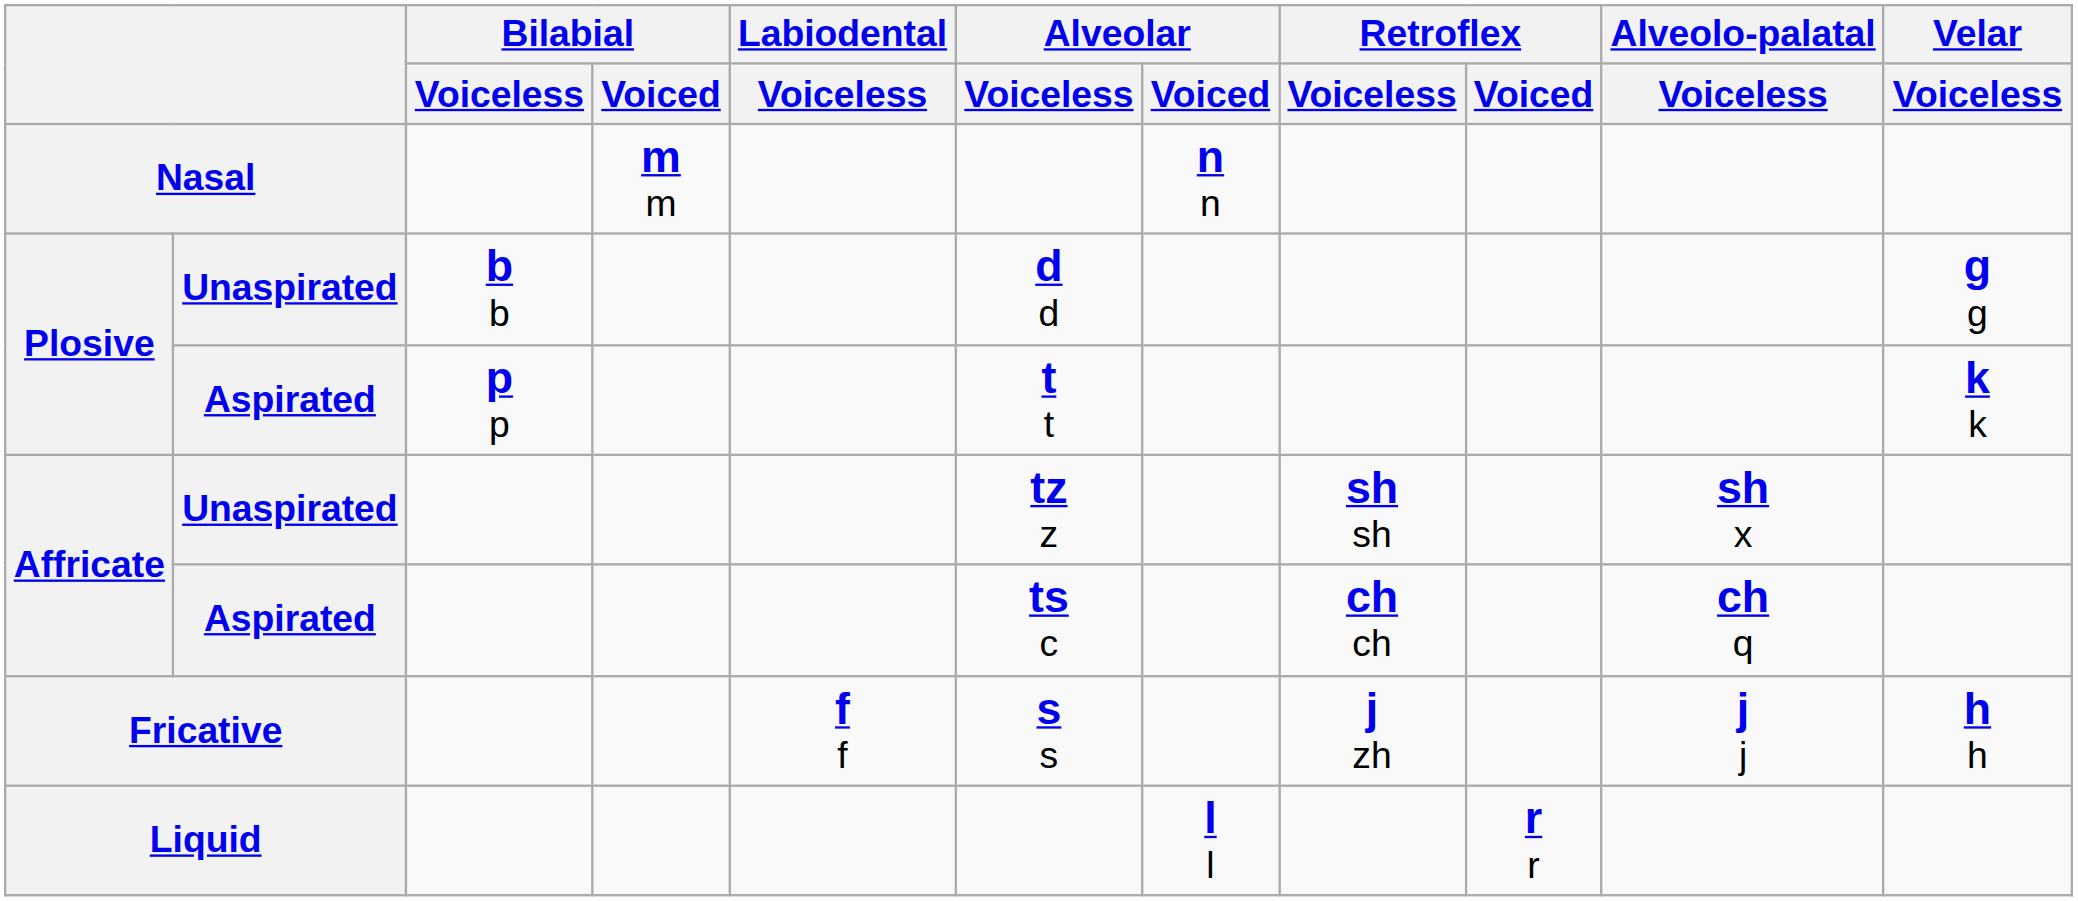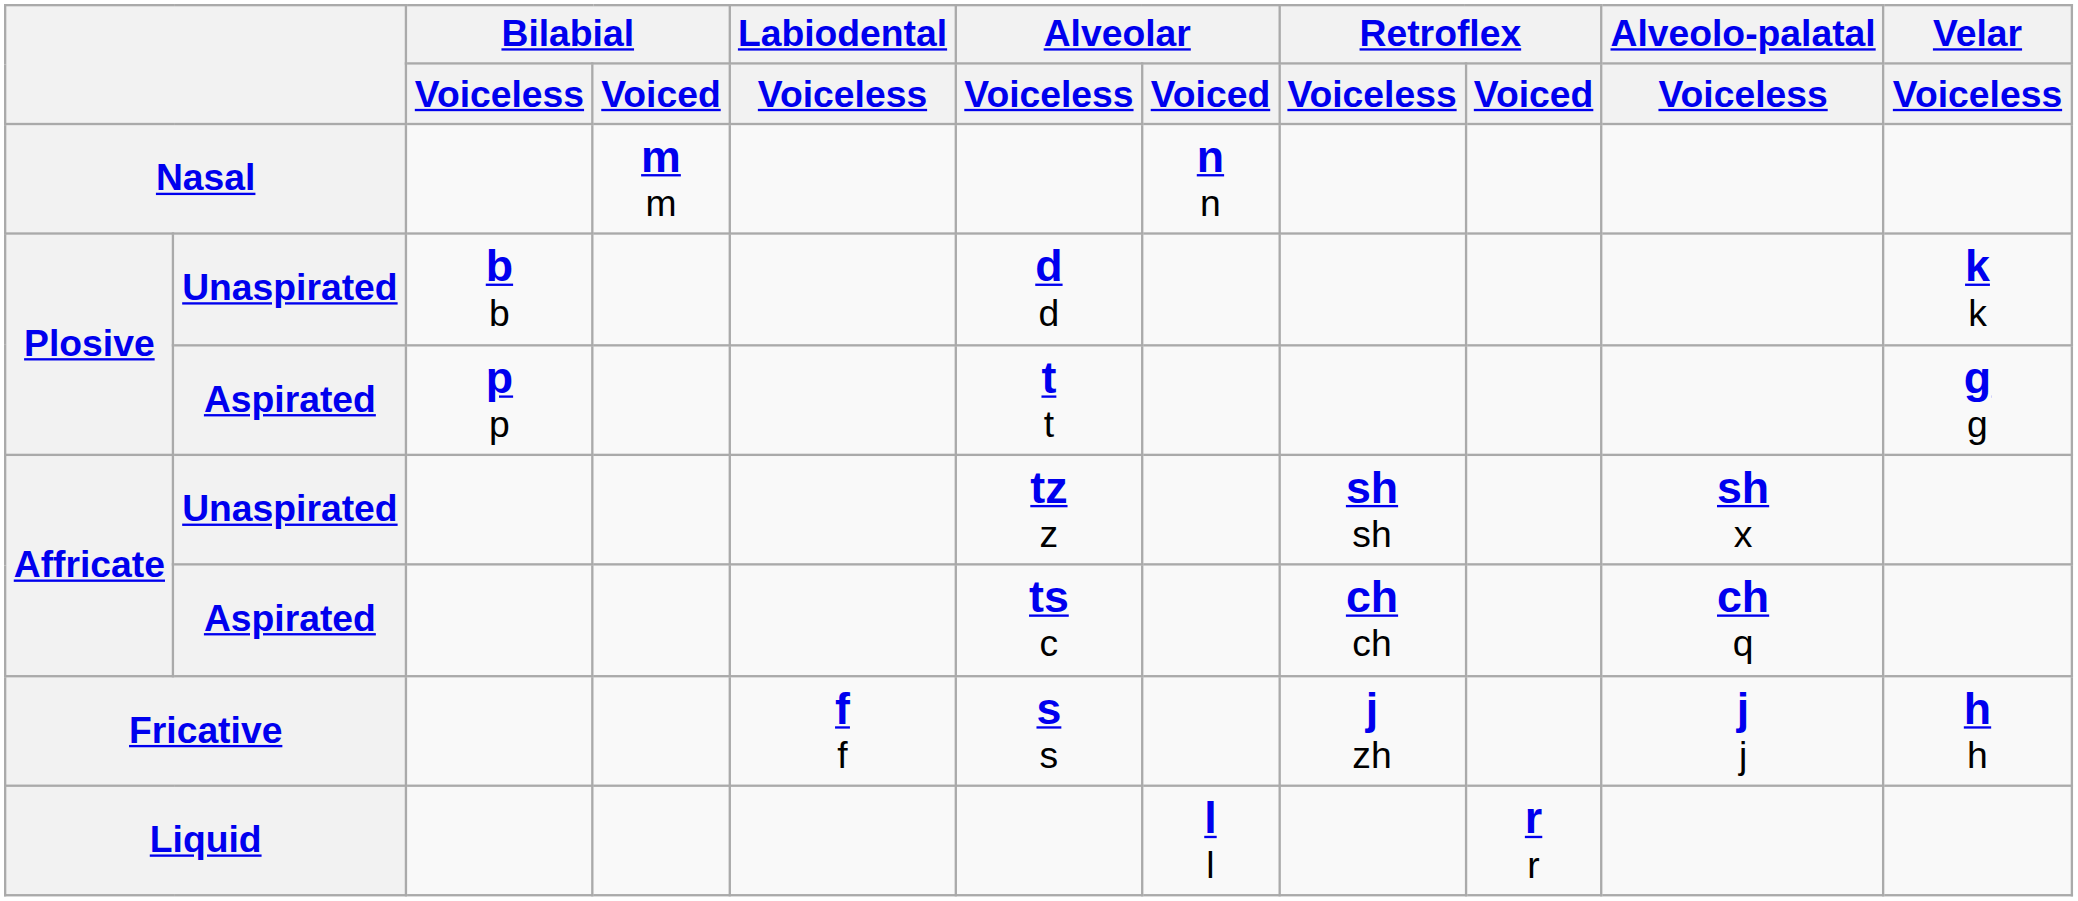(1977, 288) g g -> (1977, 288) k k
(1977, 398) k k -> (1977, 398) g g
